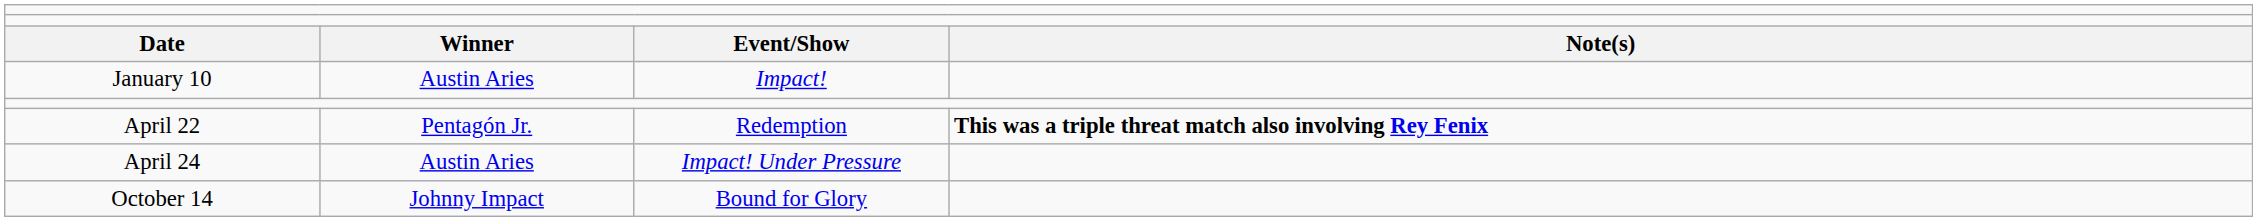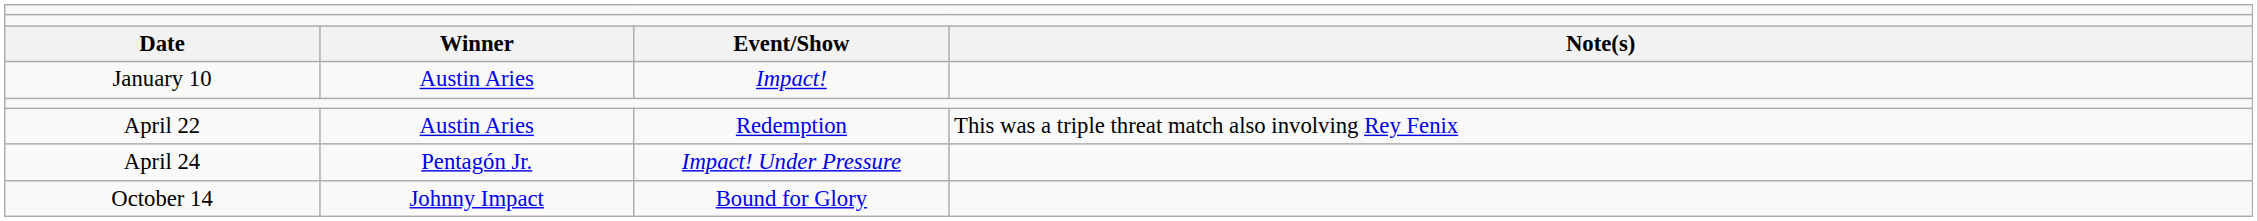(477, 125) Pentagón Jr. -> (477, 125) Austin Aries
(1221, 125) bold -> (1206, 125) normal
(477, 162) Austin Aries -> (477, 162) Pentagón Jr.
